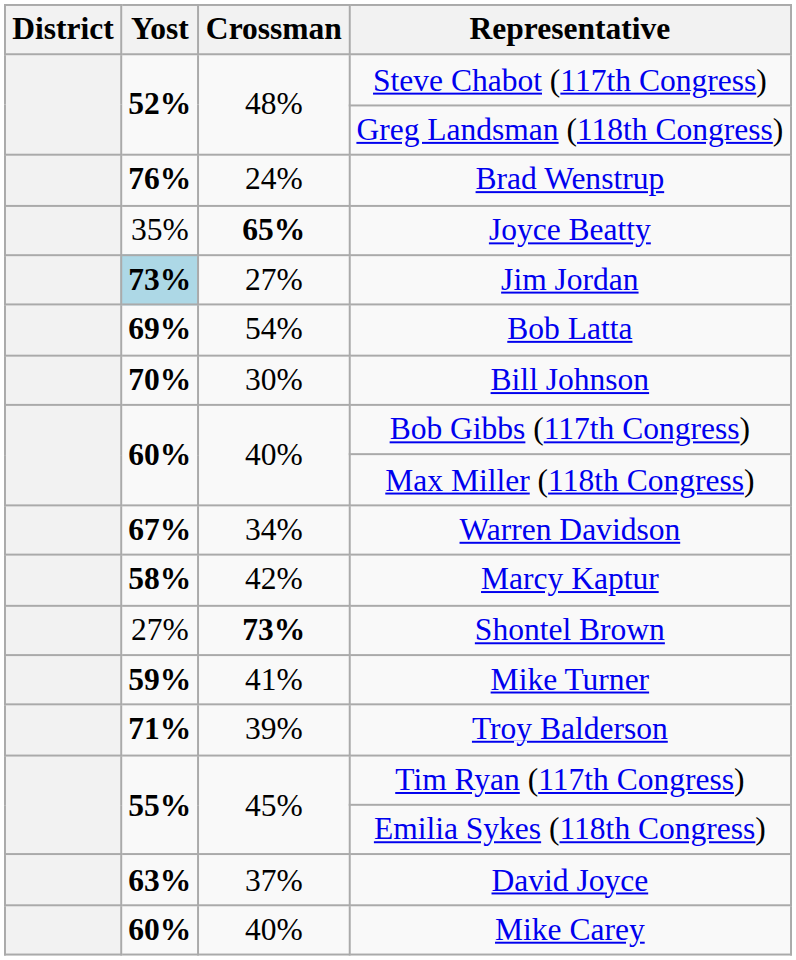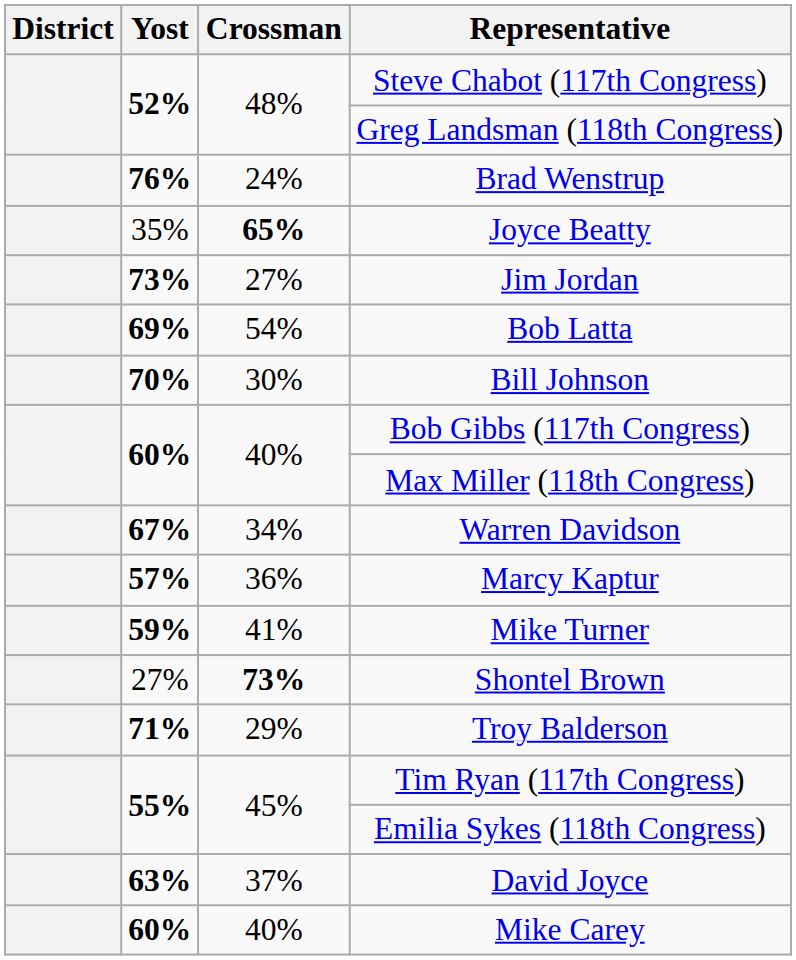(160, 279) lightblue background -> (160, 279) no background
(160, 579) 58% -> (160, 579) 57%
(274, 579) 42% -> (274, 579) 36%
rows swapped: (570, 679) <-> (570, 629)
(274, 729) 39% -> (274, 729) 29%
